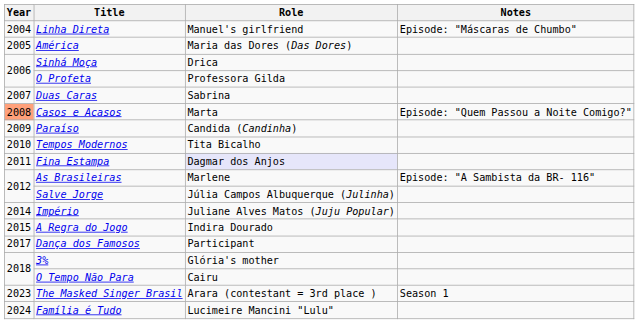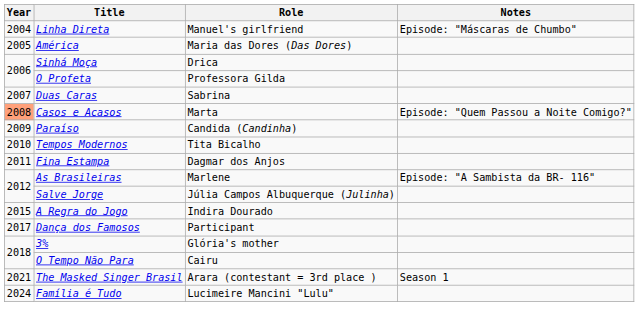(236, 161) lavender background -> (236, 161) no background
- row: (57, 211)
(19, 294) 2023 -> (19, 277) 2021
